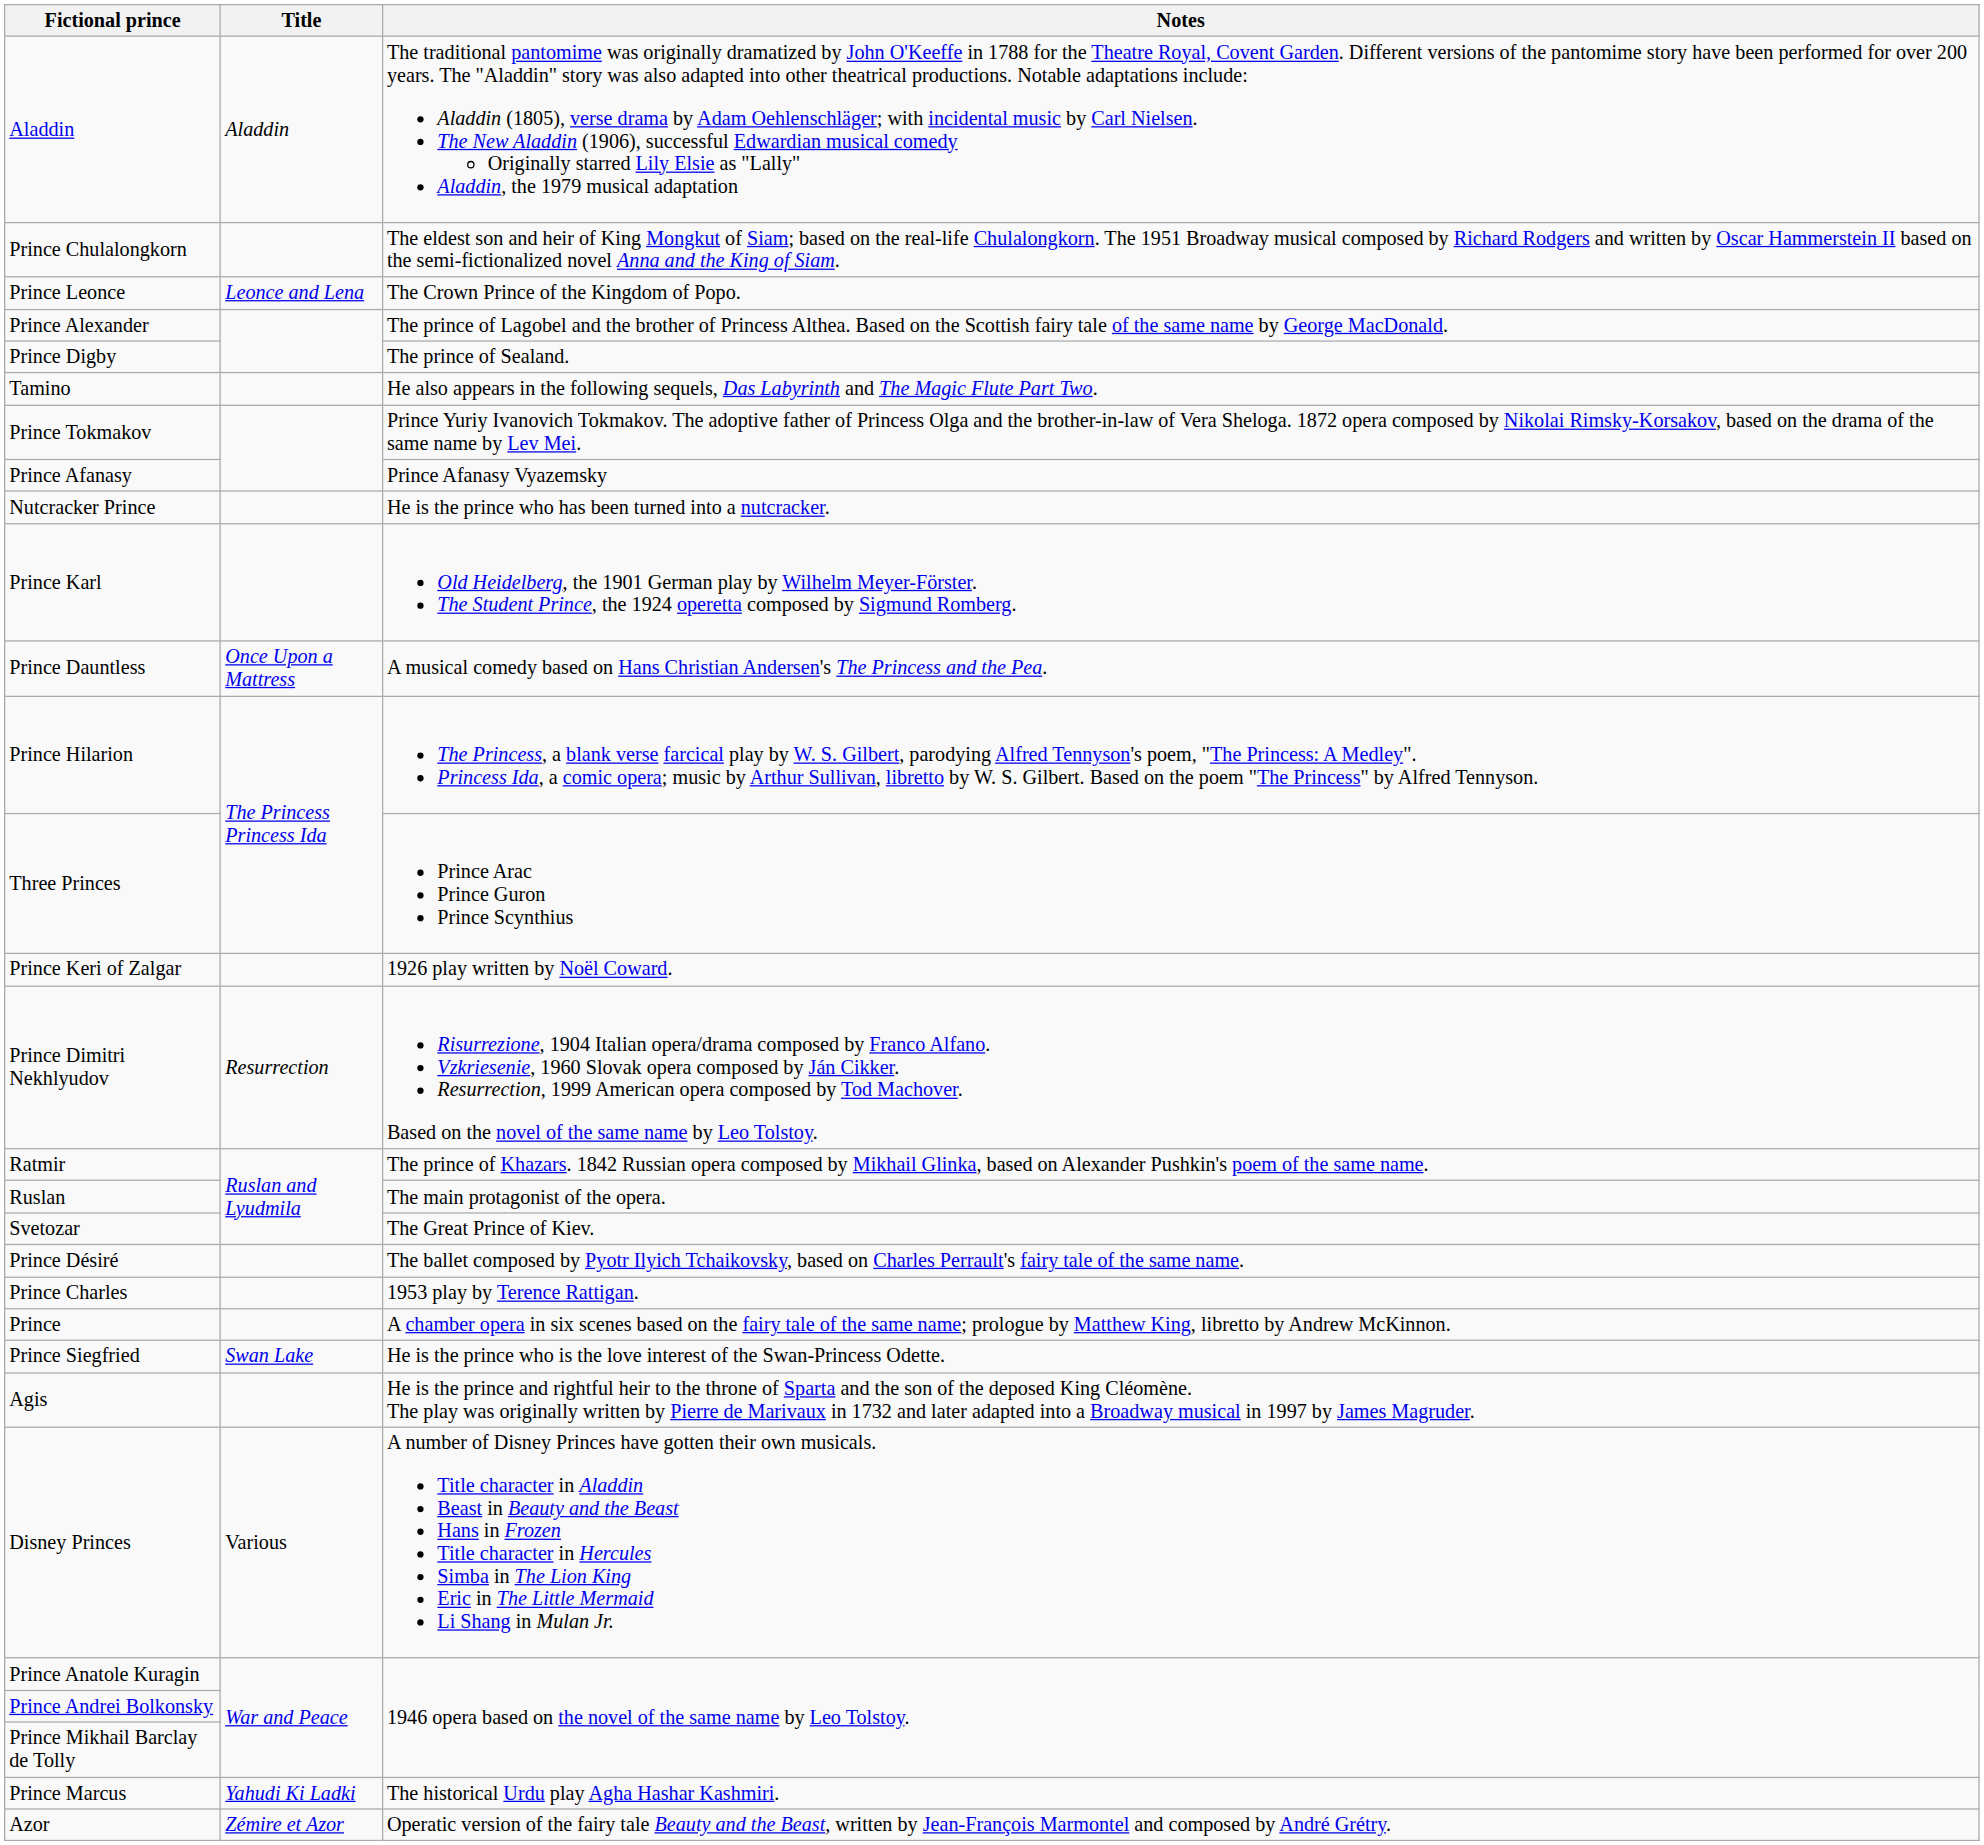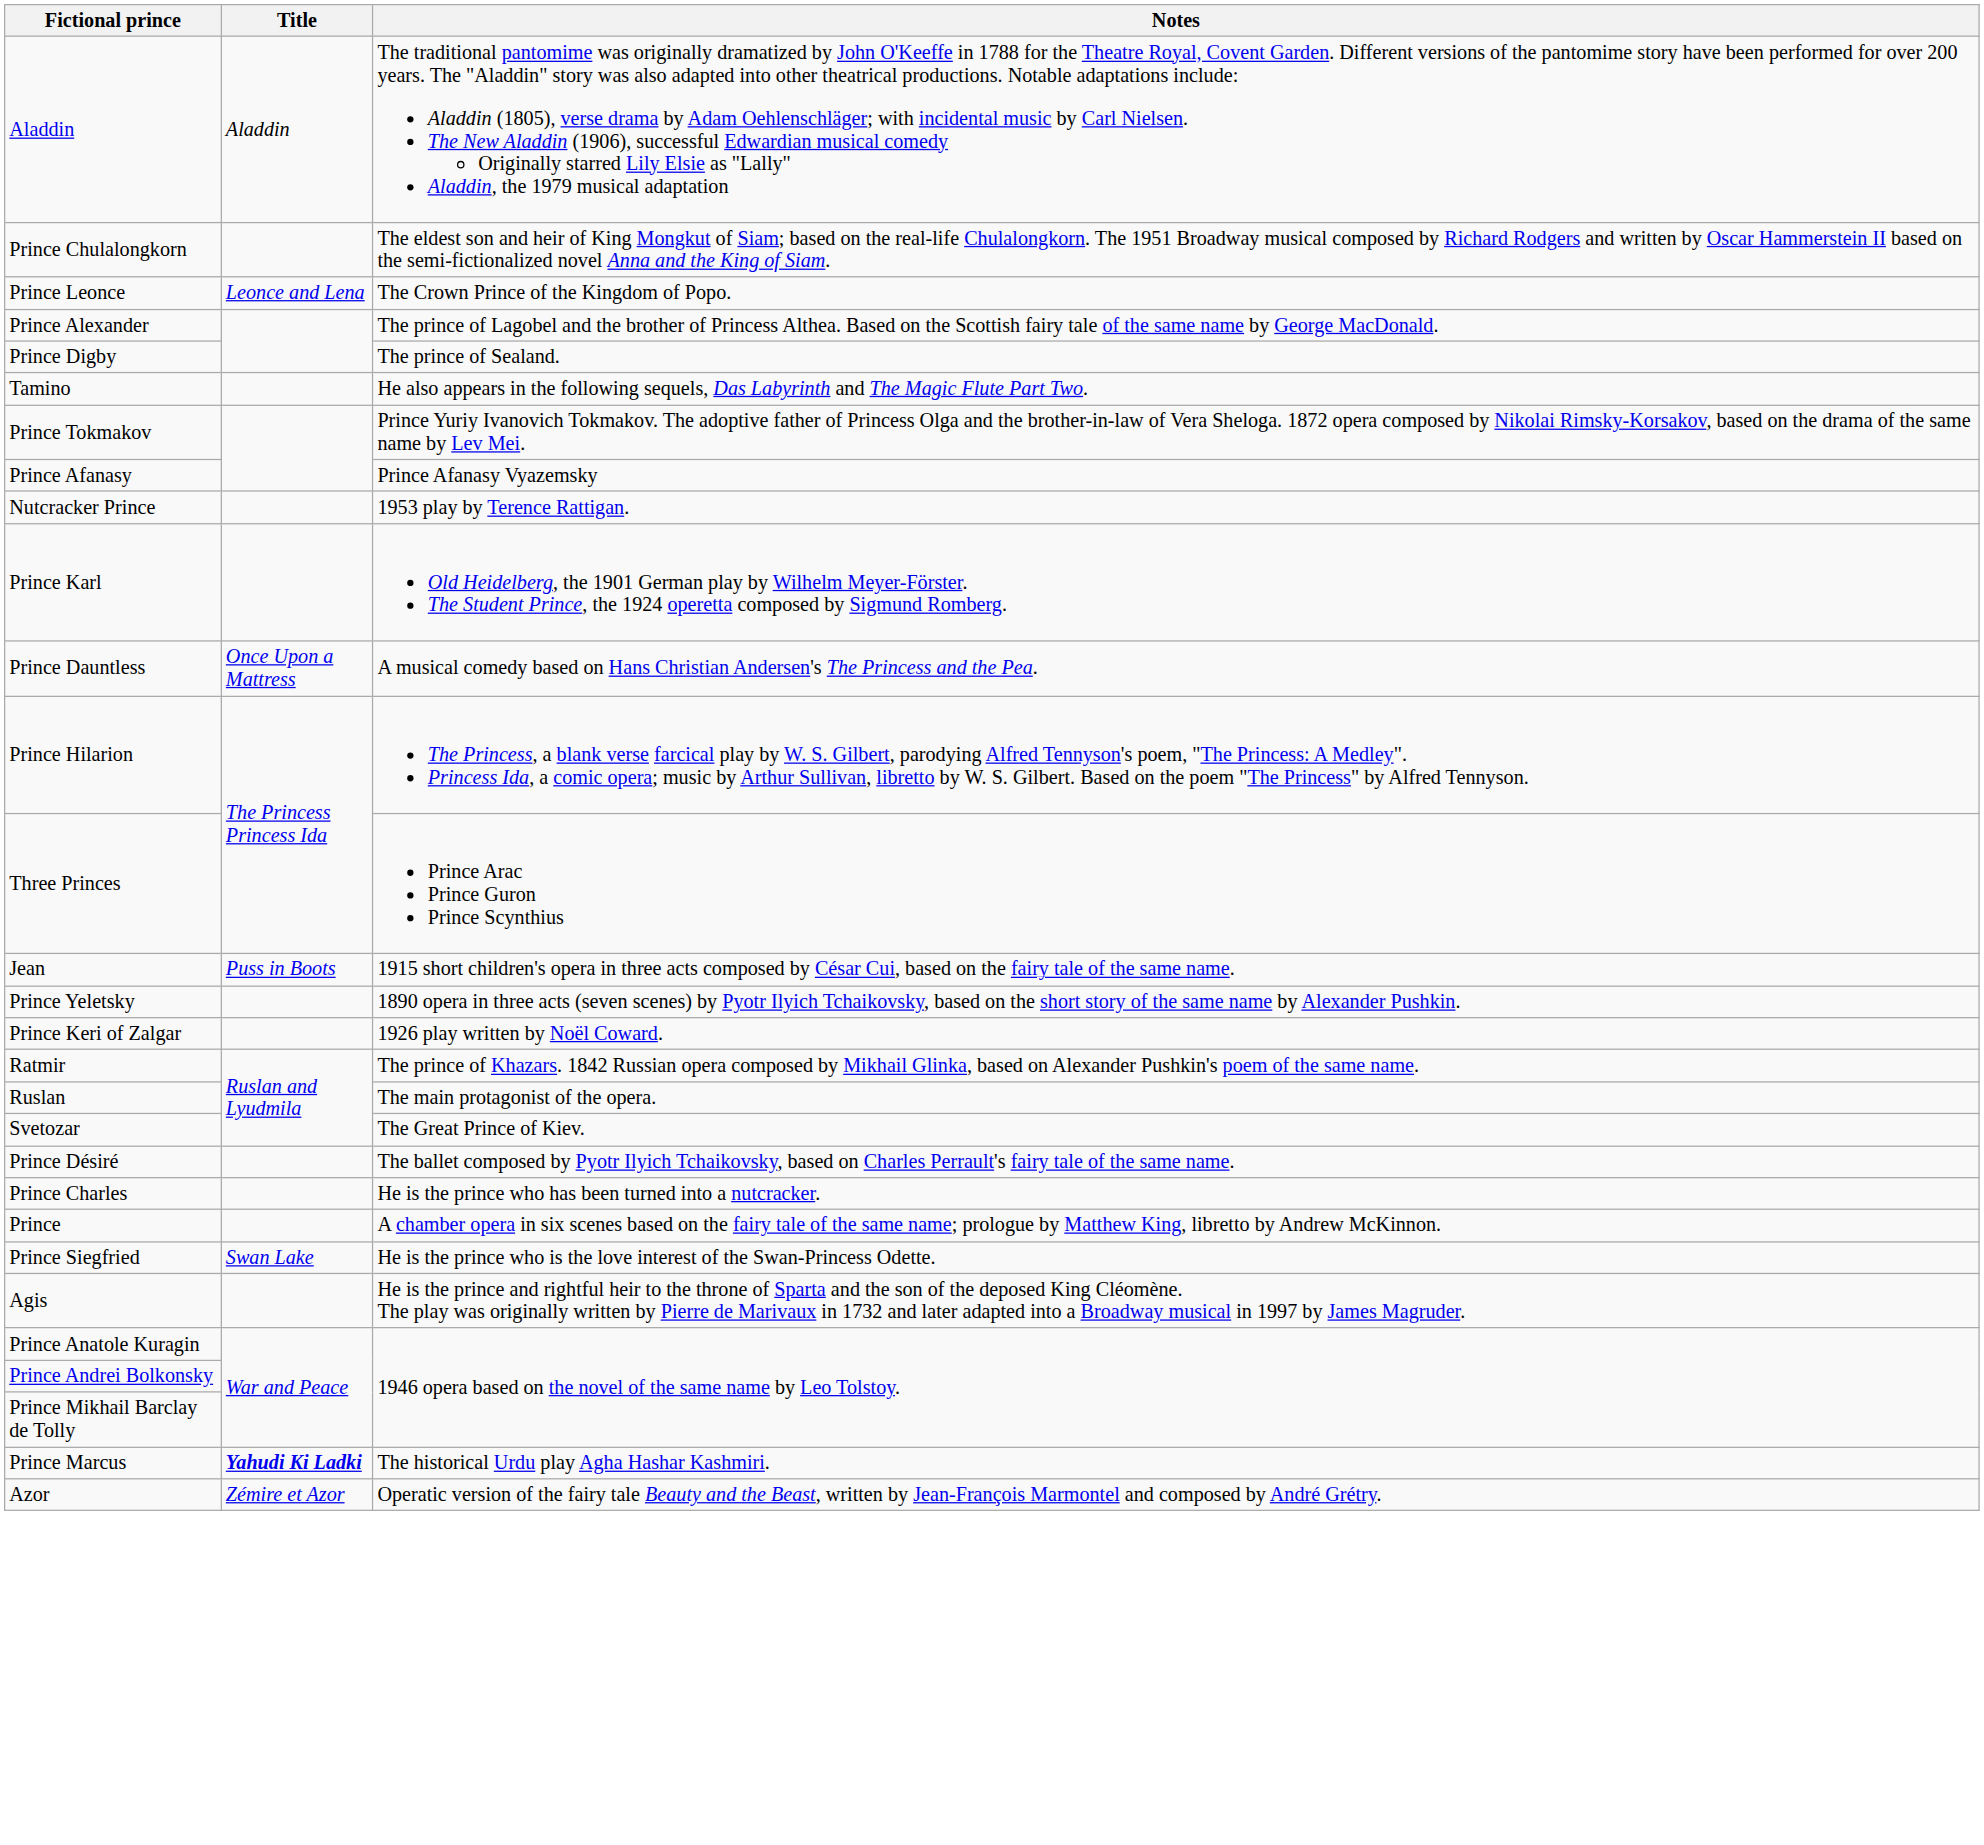(608, 507) He is the prince who has been turned into a nutcracker. -> (503, 507) 1953 play by Terence Rattigan.
+ row: (27, 969)
+ row: (72, 1001)
- row: (67, 1067)
(513, 1292) 1953 play by Terence Rattigan. -> (599, 1193) He is the prince who has been turned into a nutcracker.
- row: (70, 1542)
(290, 1792) normal -> (294, 1462) bold
